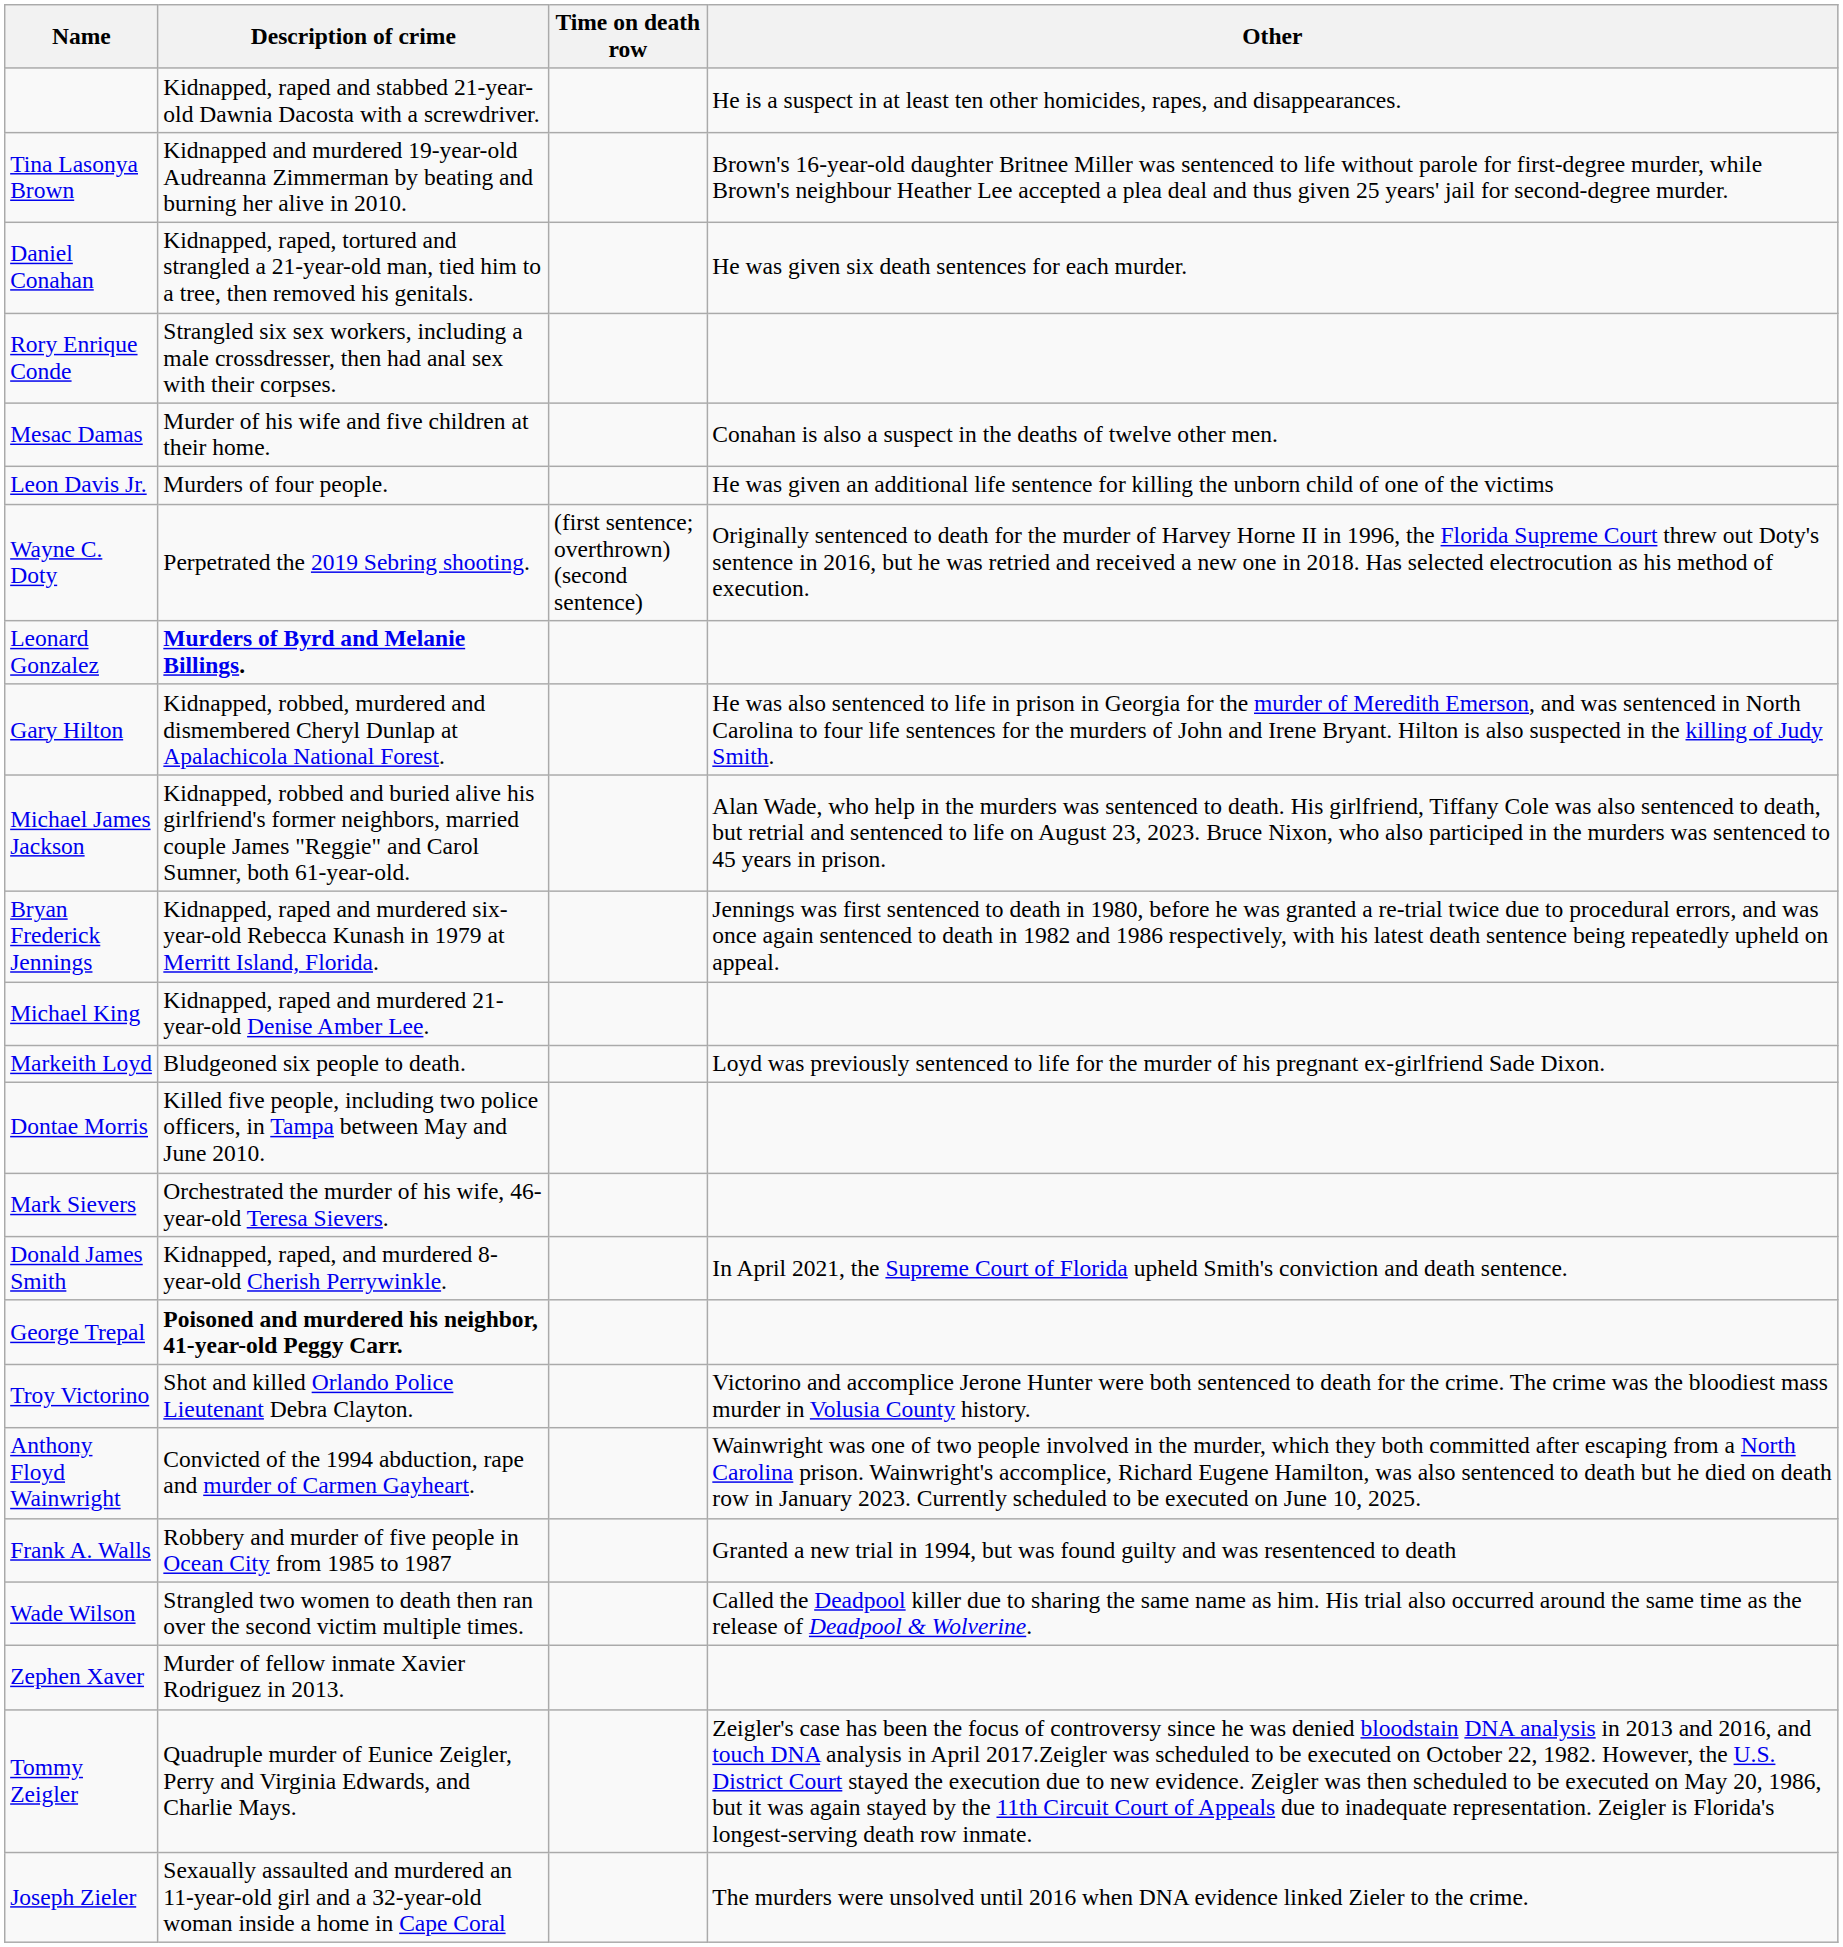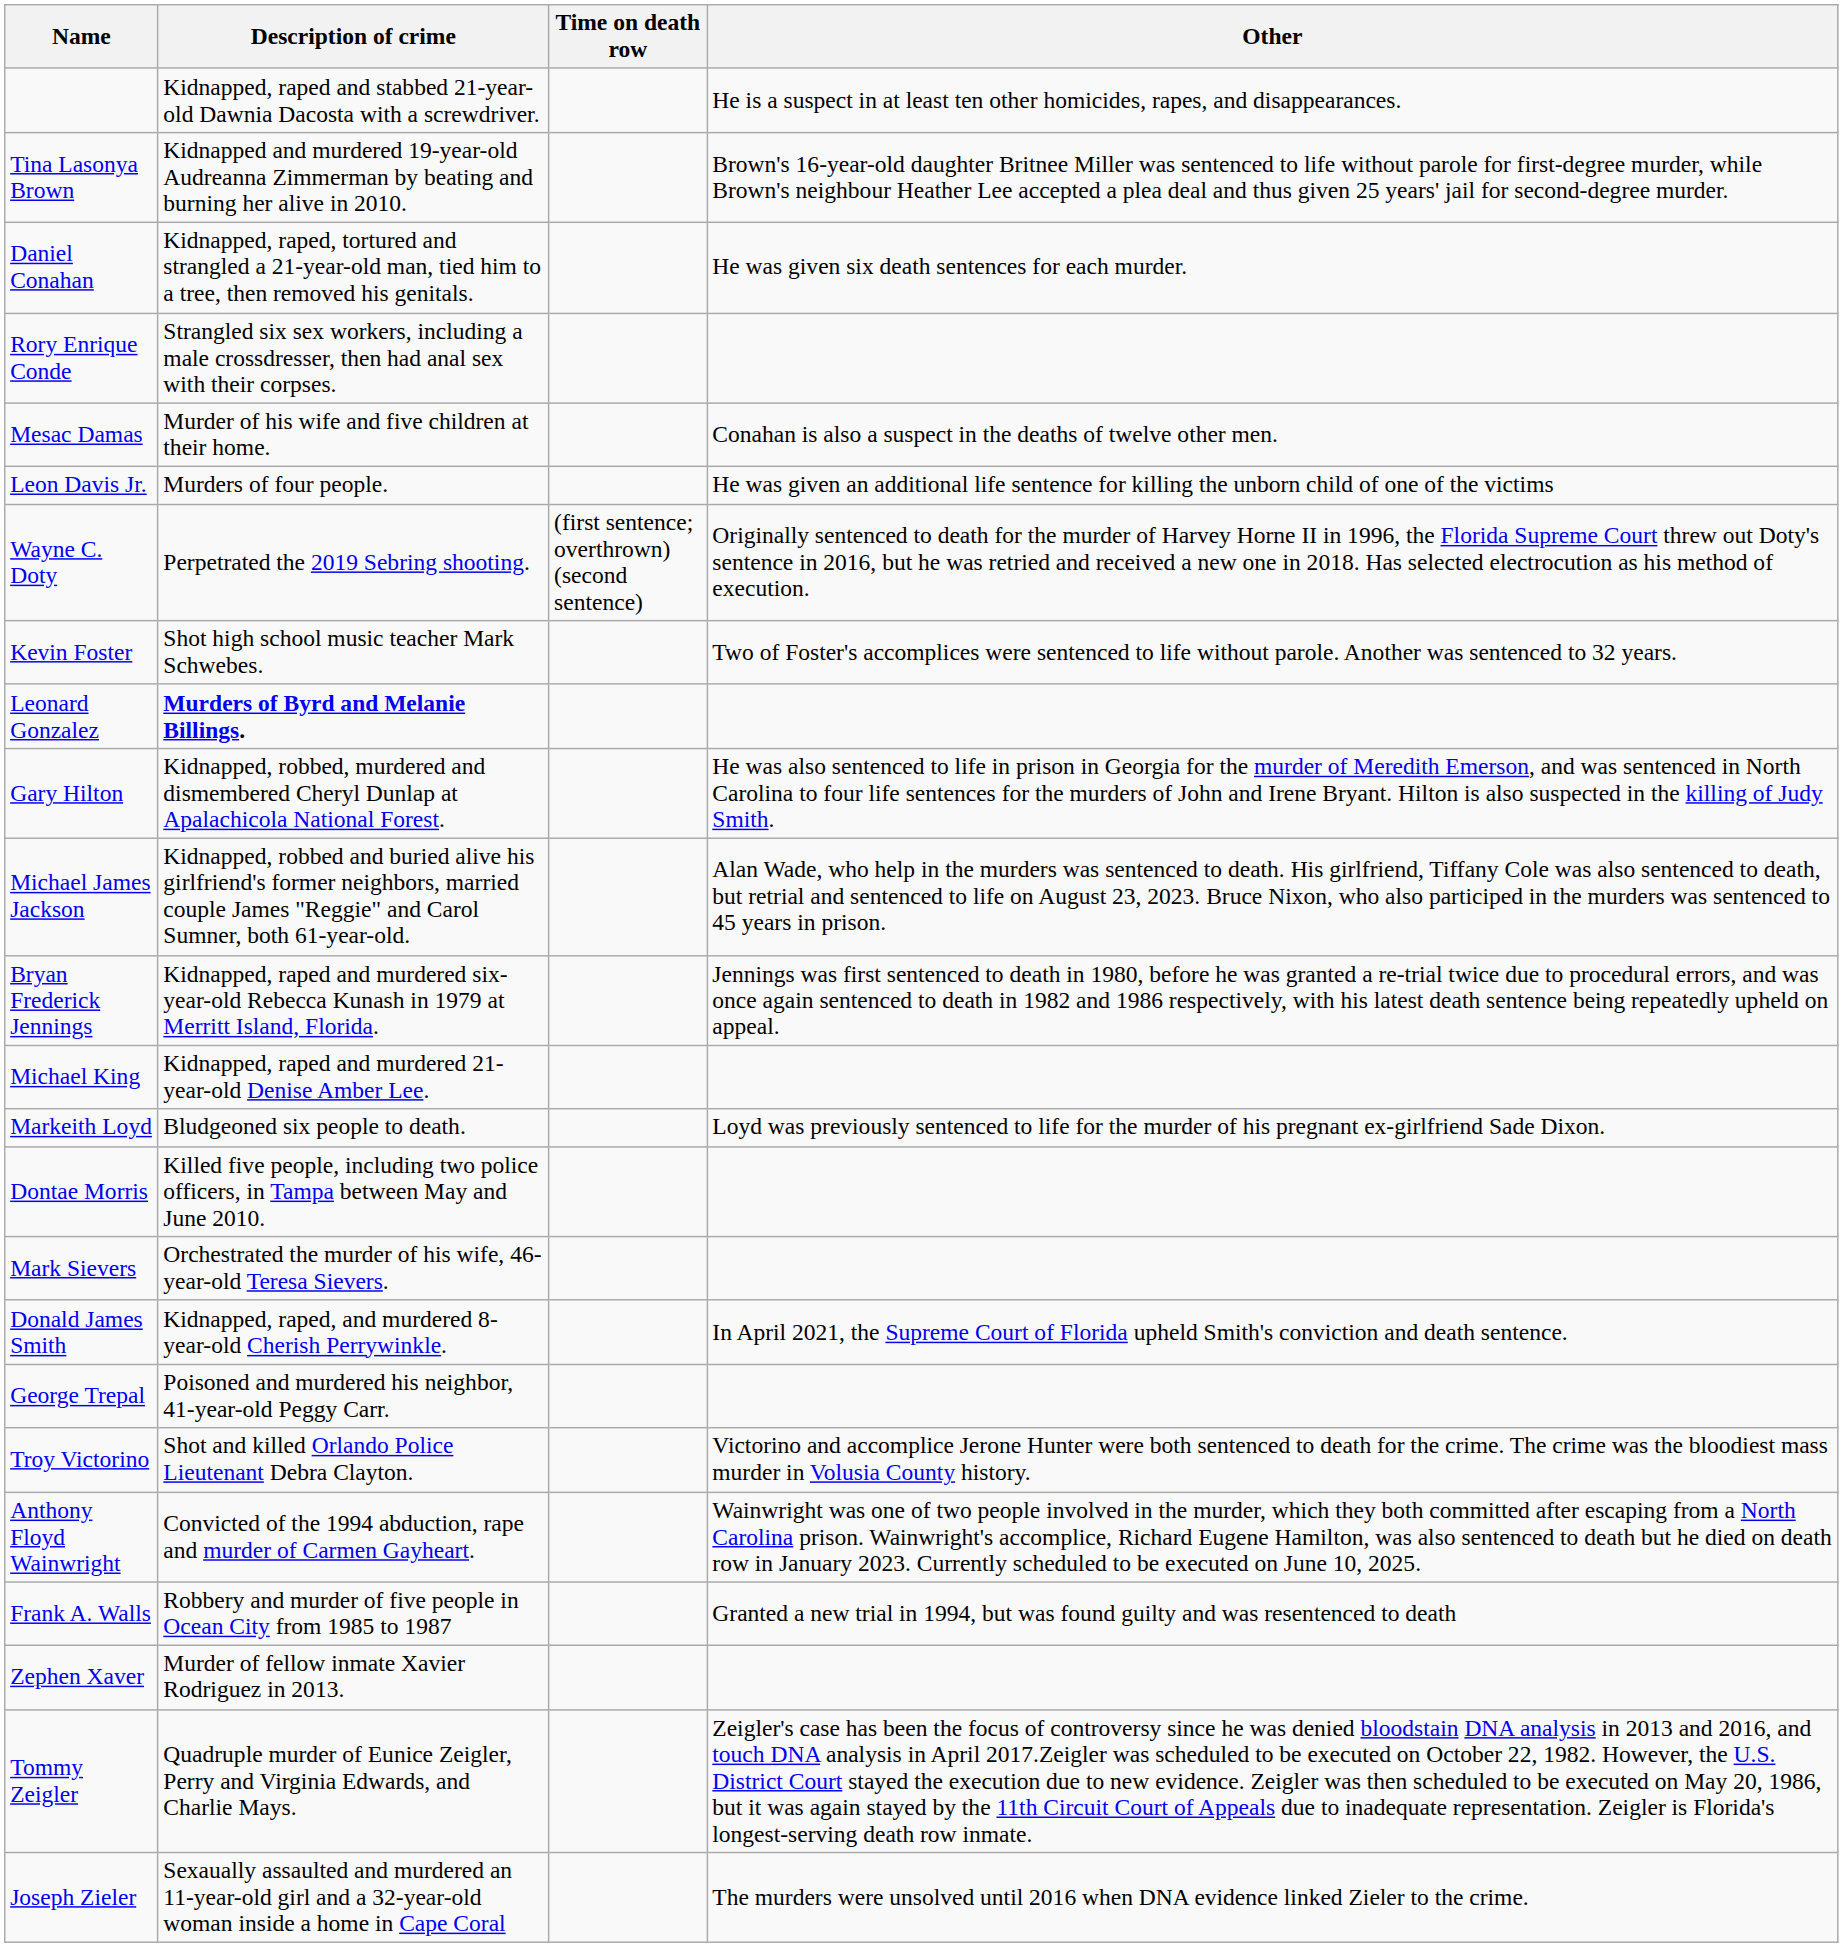+ row: (71, 652)
(351, 1332) bold -> (338, 1395) normal
- row: (73, 1613)
